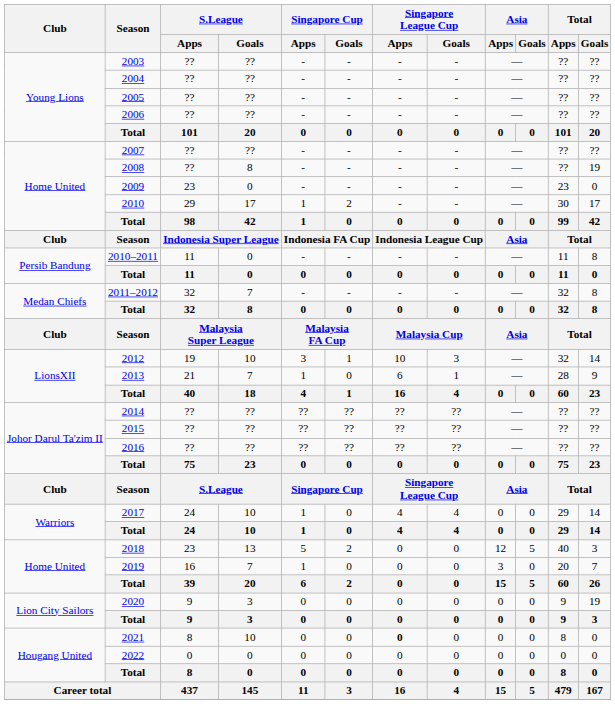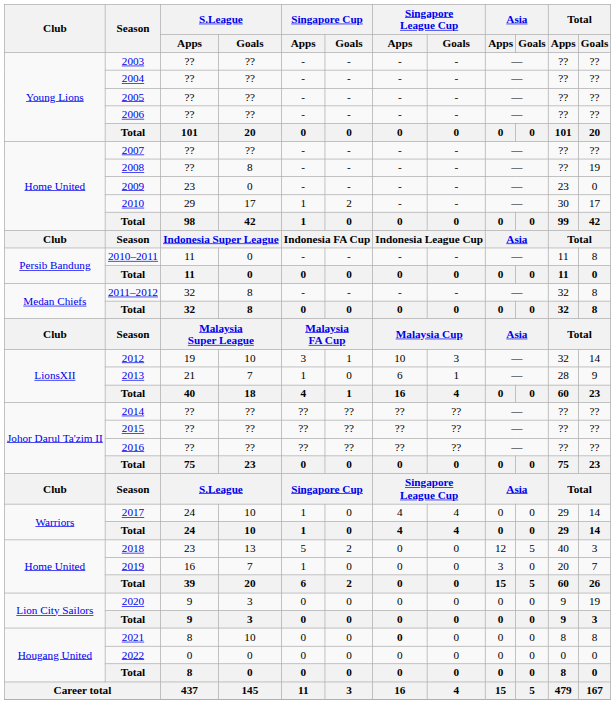(250, 292) 7 -> (250, 292) 8
(595, 637) 0 -> (595, 637) 8
